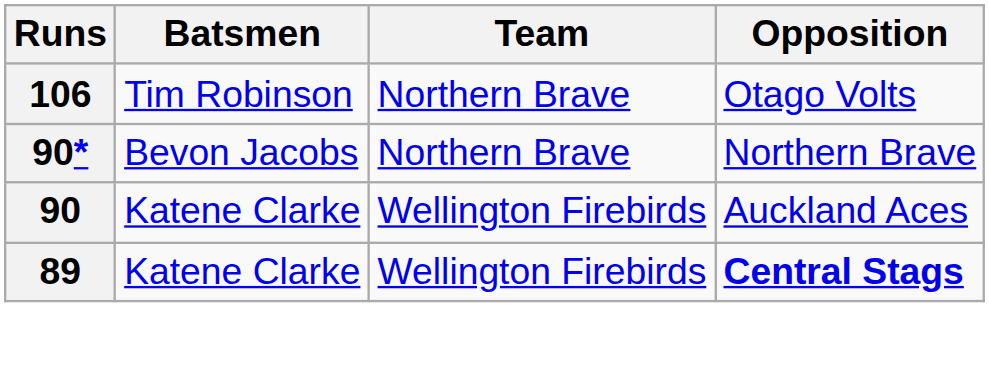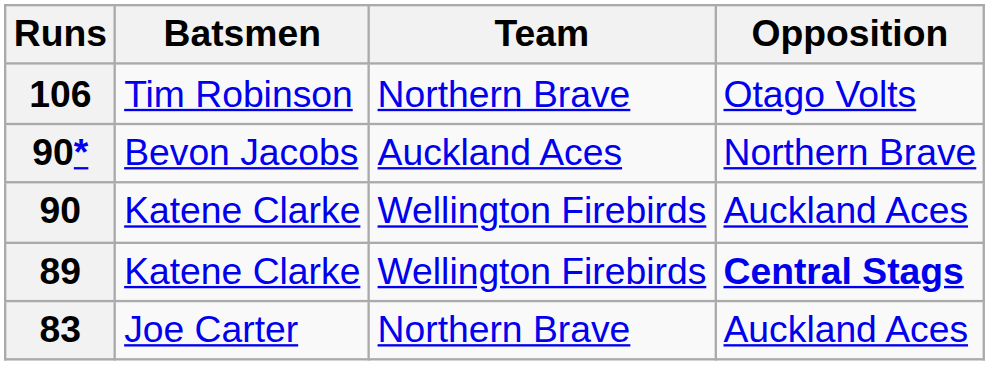(504, 152) Northern Brave -> (500, 152) Auckland Aces
+ row: (60, 329)
